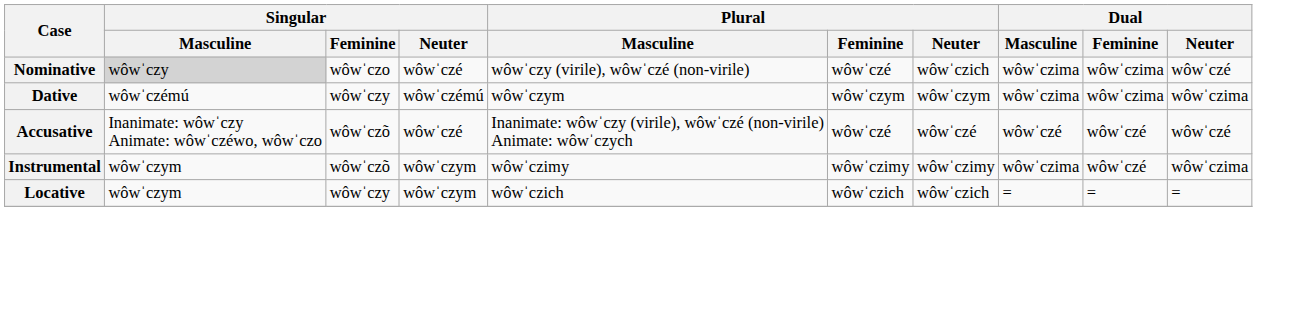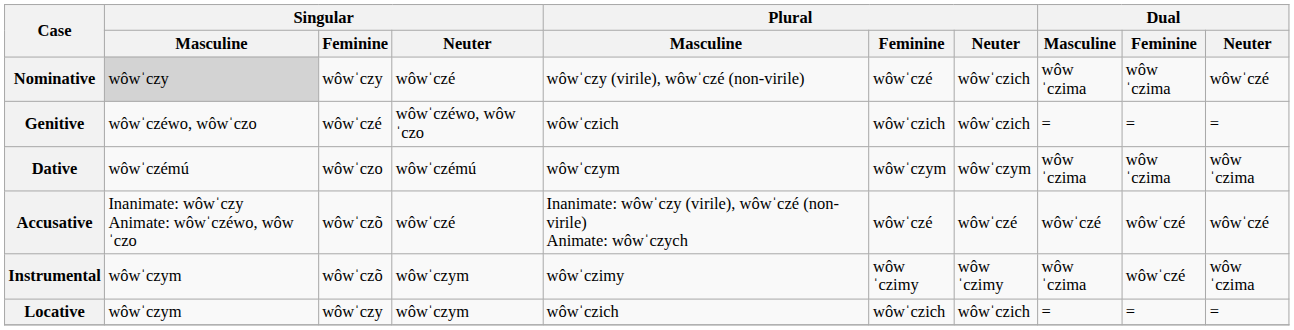(360, 69) wôwˈczo -> (352, 79) wôwˈczy
+ row: (55, 123)
(360, 95) wôwˈczy -> (352, 168) wôwˈczo
